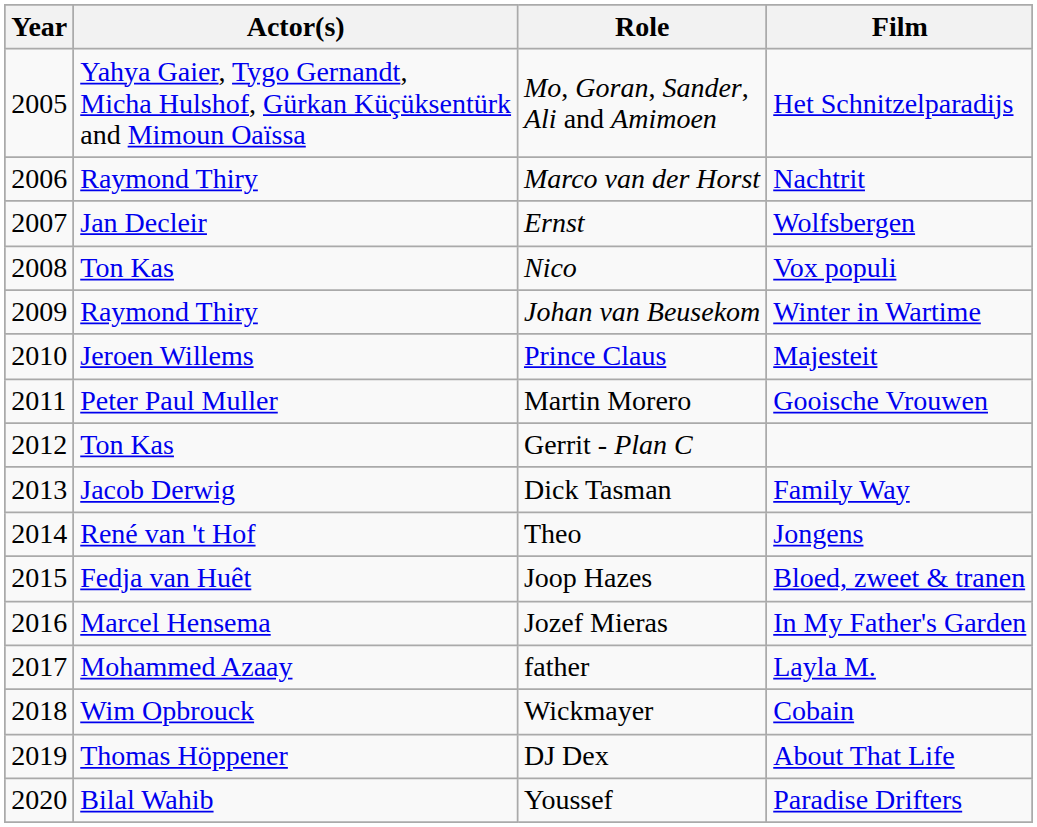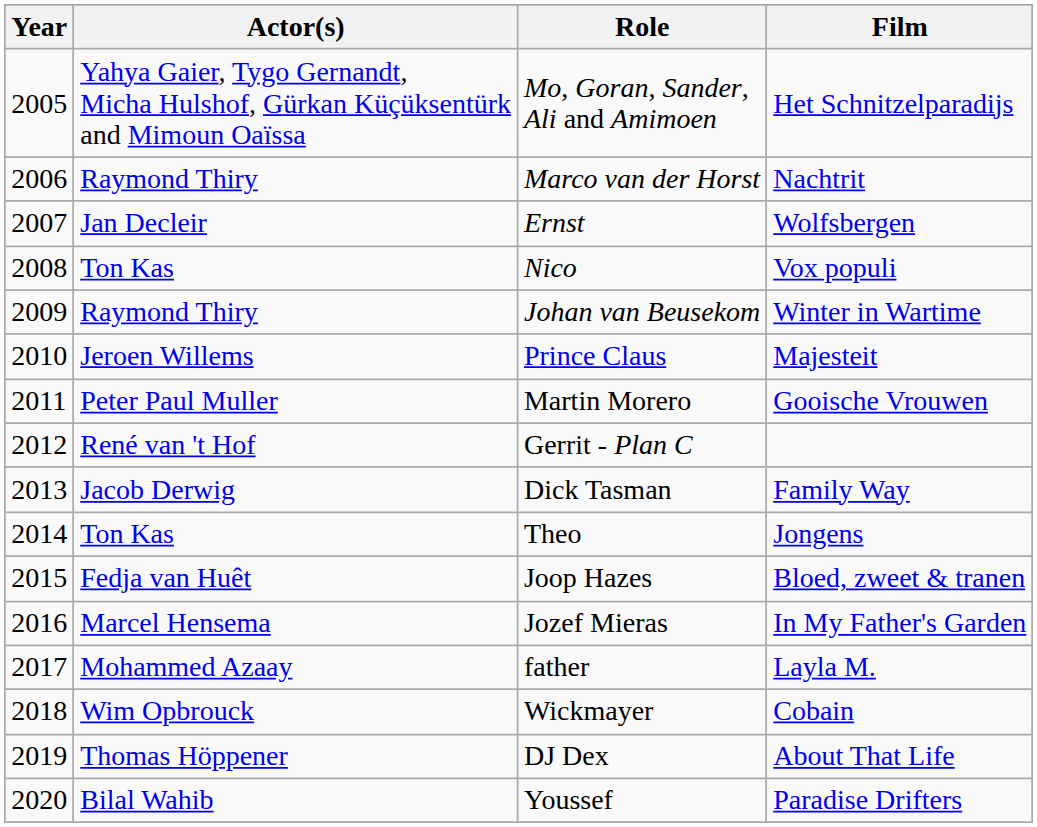(127, 444) Ton Kas -> (168, 444) René van 't Hof
(168, 533) René van 't Hof -> (127, 533) Ton Kas
